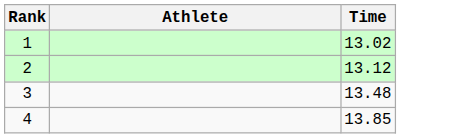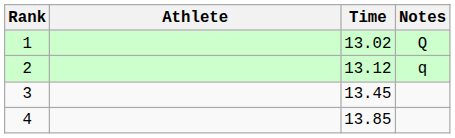+ column: (423, 17)
(368, 94) 13.48 -> (368, 94) 13.45
